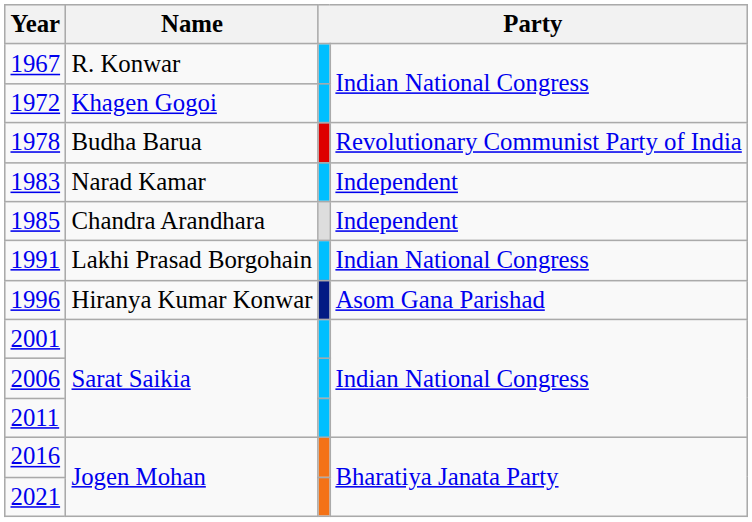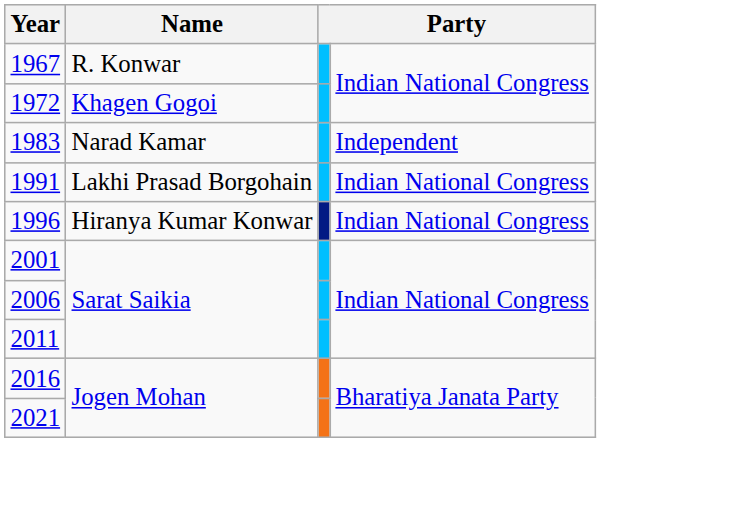- row: (35, 142)
- row: (35, 220)
(440, 299) Asom Gana Parishad -> (462, 220) Indian National Congress
